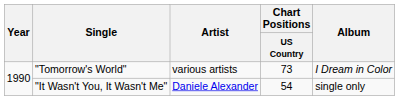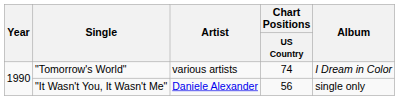(287, 70) 73 -> (287, 70) 74
(287, 86) 54 -> (287, 86) 56
